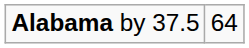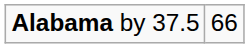(224, 23) 64 -> (224, 23) 66
